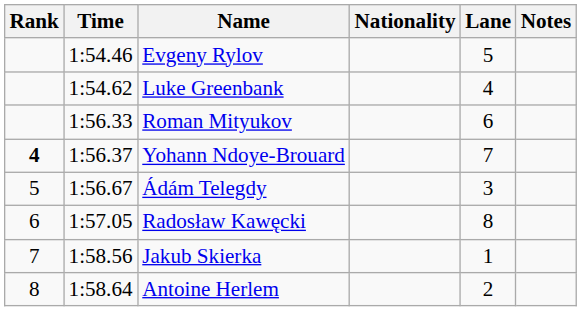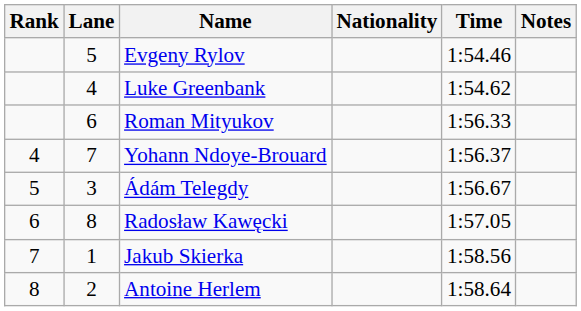columns swapped: (488, 21) <-> (101, 21)
(34, 155) bold -> (34, 155) normal
